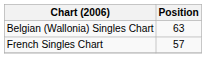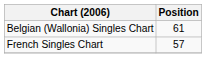(179, 28) 63 -> (179, 28) 61
